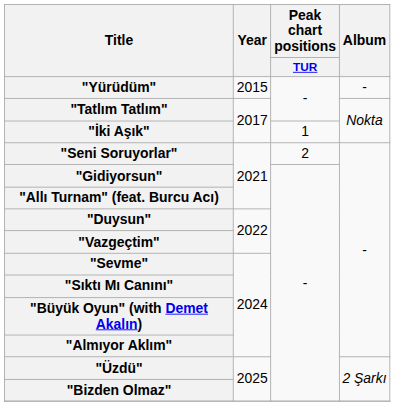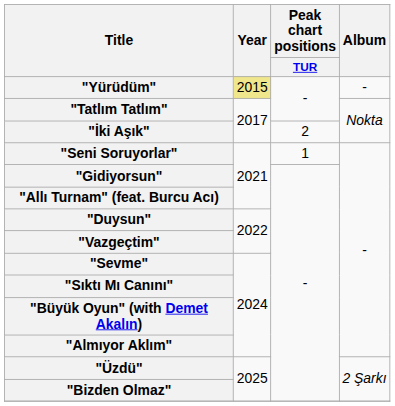(252, 87) no background -> (252, 87) khaki background
(305, 131) 1 -> (305, 131) 2
(305, 153) 2 -> (305, 153) 1
